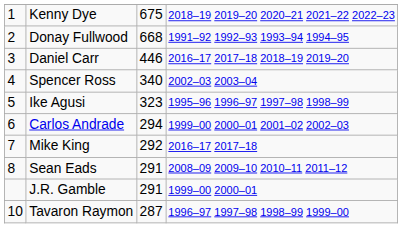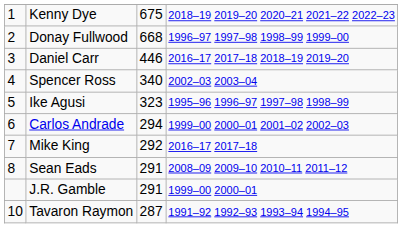(259, 37) 1991–92 1992–93 1993–94 1994–95 -> (259, 37) 1996–97 1997–98 1998–99 1999–00
(259, 212) 1996–97 1997–98 1998–99 1999–00 -> (259, 212) 1991–92 1992–93 1993–94 1994–95
